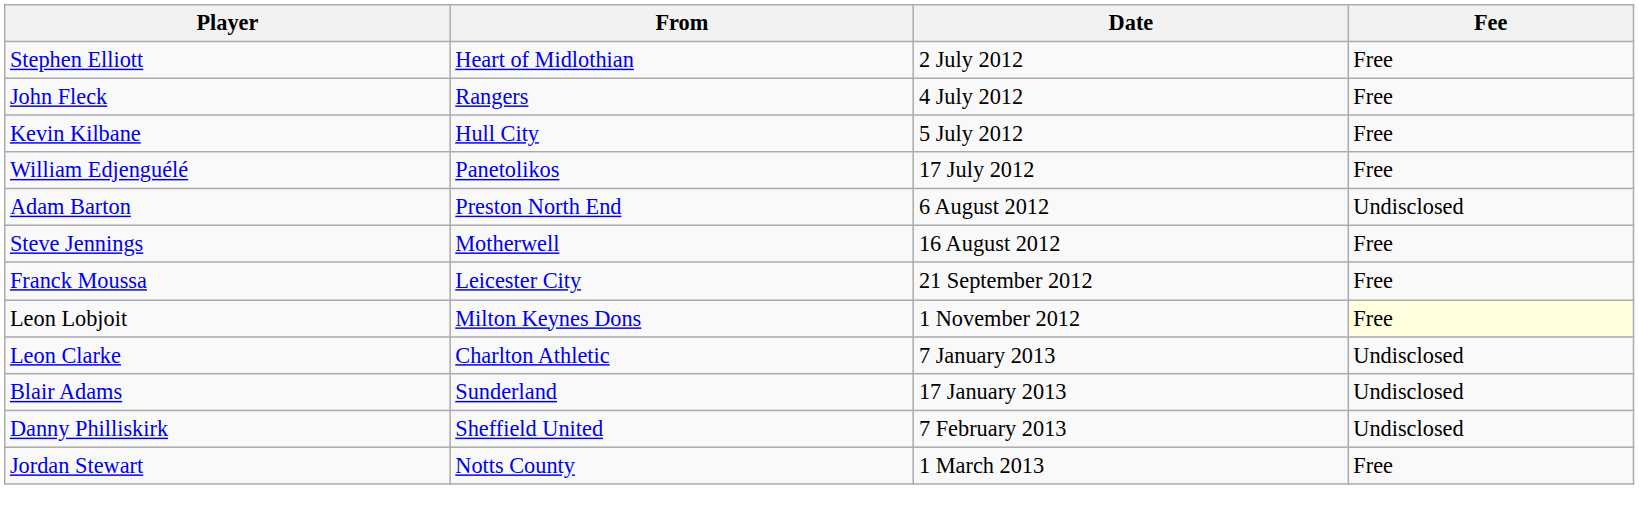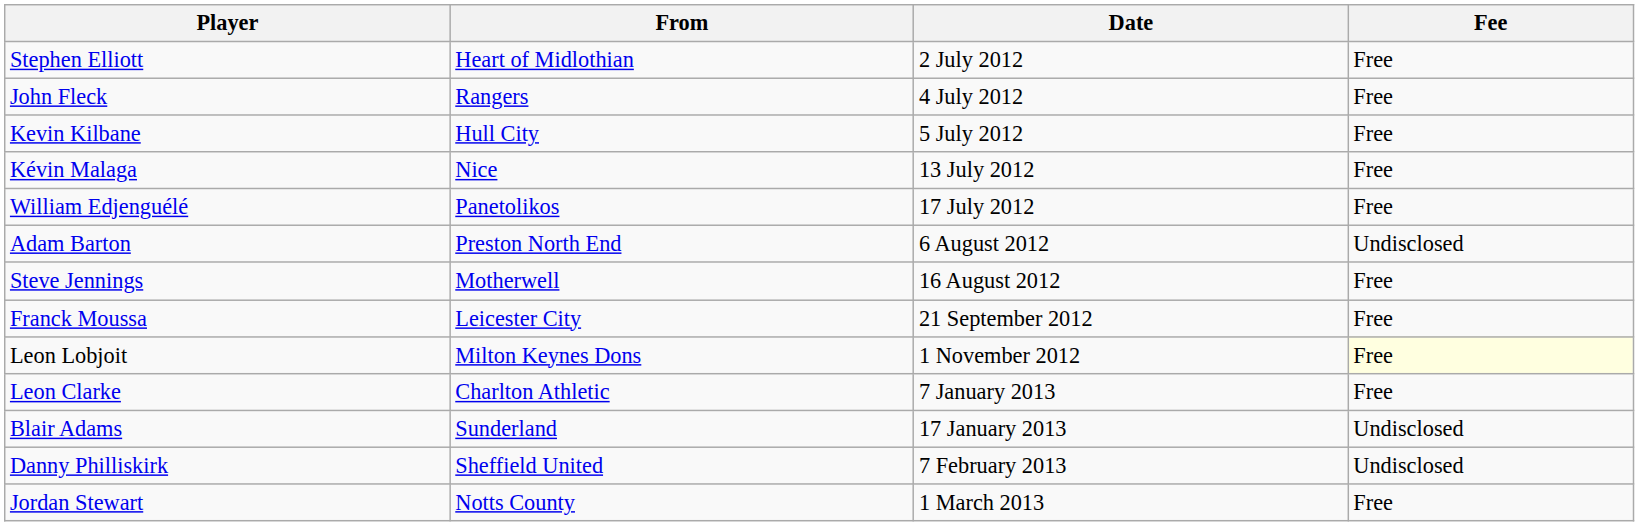+ row: (73, 170)
(1408, 354) Undisclosed -> (1373, 391) Free
